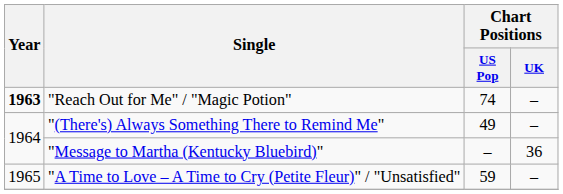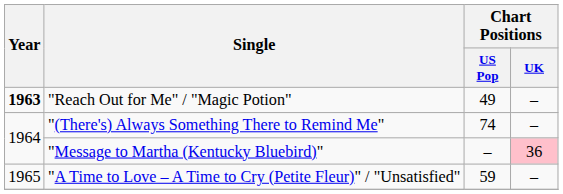(488, 99) 74 -> (488, 99) 49
(488, 125) 49 -> (488, 125) 74
(534, 150) no background -> (534, 150) pink background
